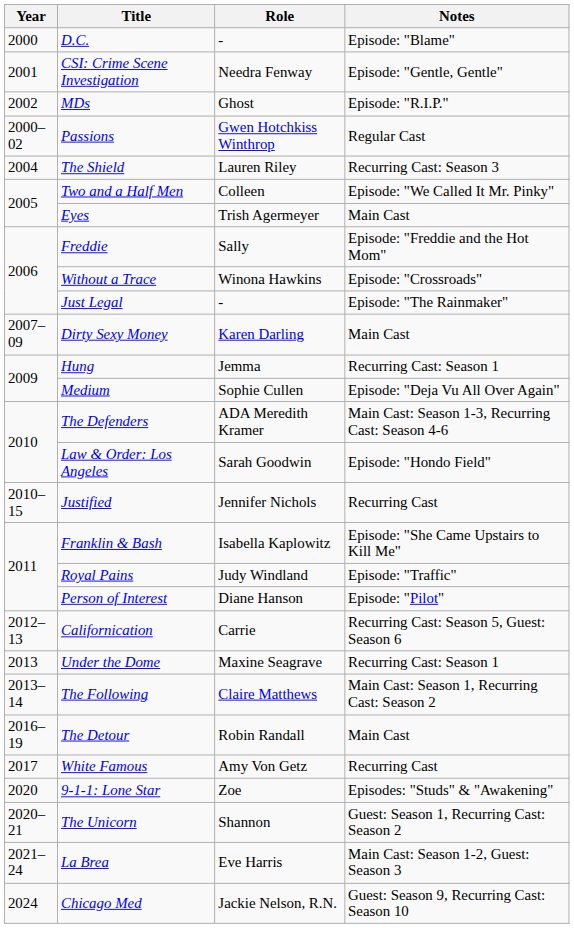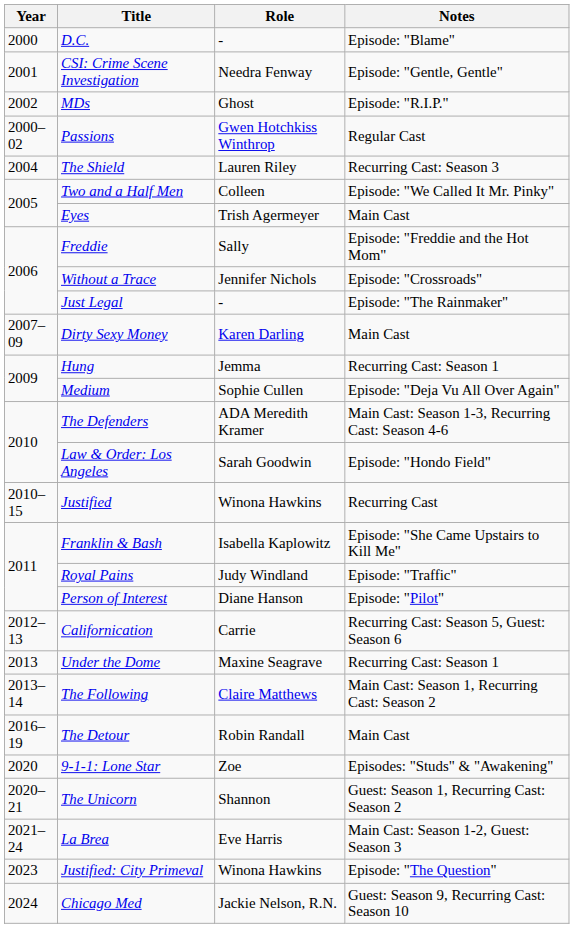(270, 278) Winona Hawkins -> (267, 278) Jennifer Nichols
(267, 502) Jennifer Nichols -> (270, 502) Winona Hawkins
- row: (104, 766)
+ row: (132, 871)
